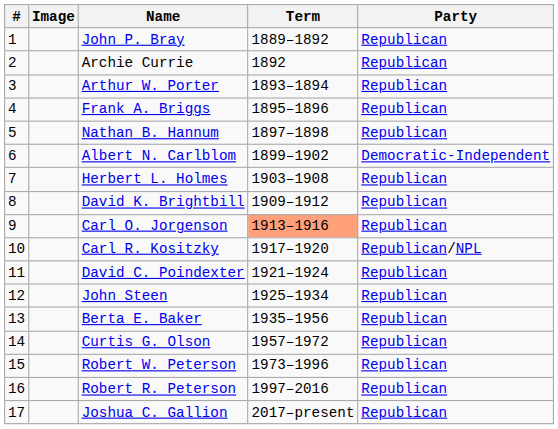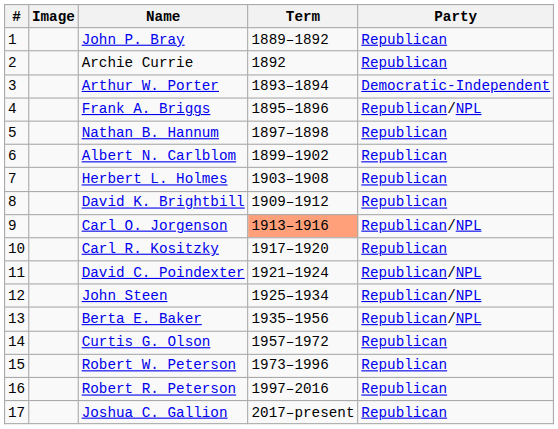(404, 86) Republican -> (456, 86) Democratic-Independent
(404, 109) Republican -> (421, 109) Republican/NPL
(456, 156) Democratic-Independent -> (404, 156) Republican
(404, 226) Republican -> (421, 226) Republican/NPL
(421, 249) Republican/NPL -> (404, 249) Republican
(404, 273) Republican -> (421, 273) Republican/NPL
(404, 296) Republican -> (421, 296) Republican/NPL
(404, 319) Republican -> (421, 319) Republican/NPL
